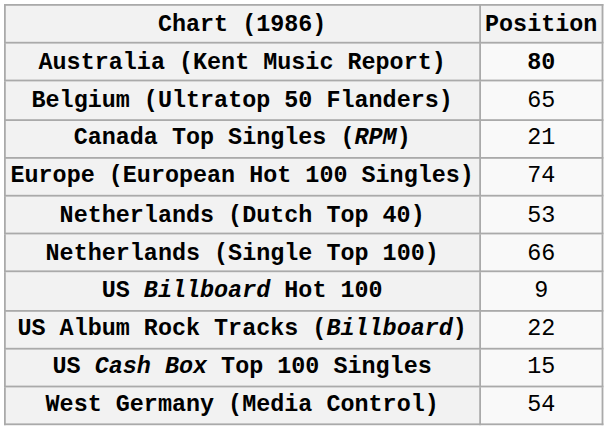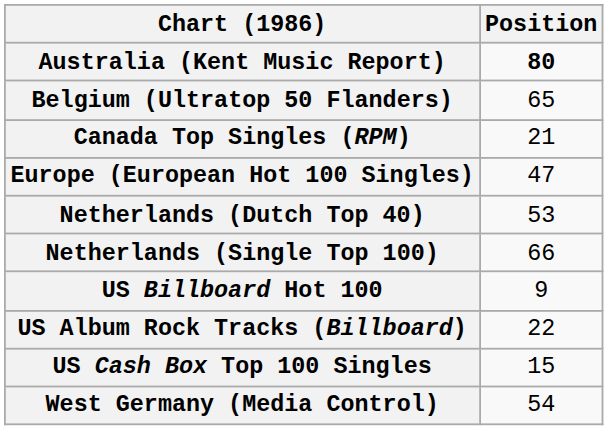(541, 177) 74 -> (541, 177) 47
